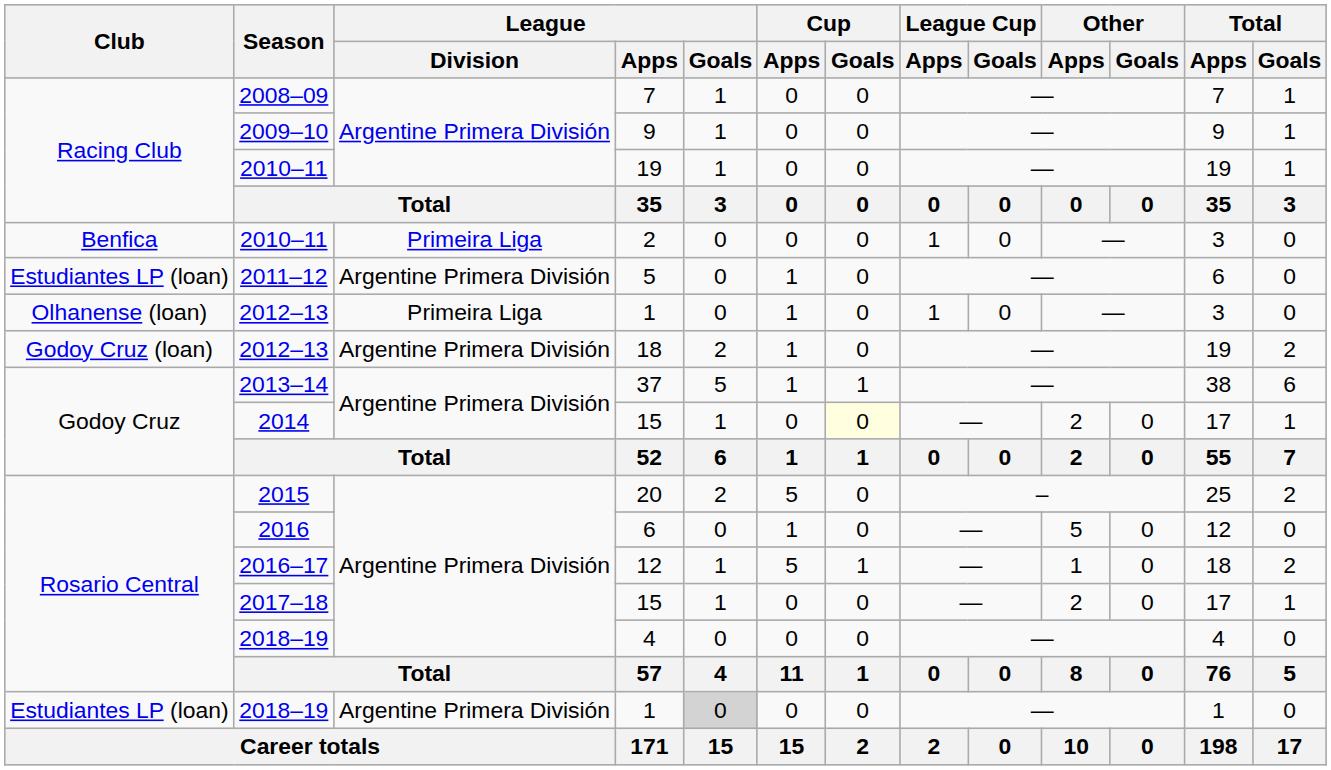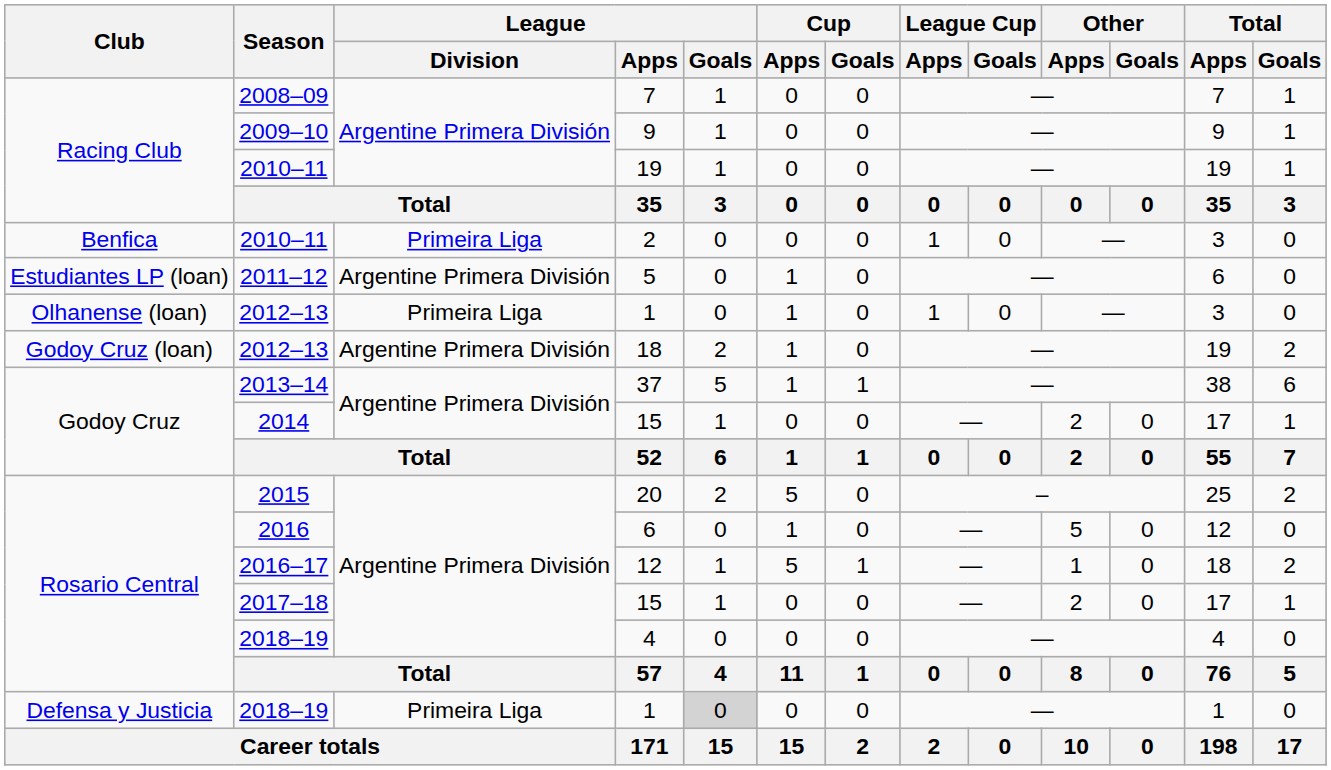(863, 421) lightyellow background -> (863, 421) no background
(119, 711) Estudiantes LP (loan) -> (119, 711) Defensa y Justicia
(475, 711) Argentine Primera División -> (475, 711) Primeira Liga
